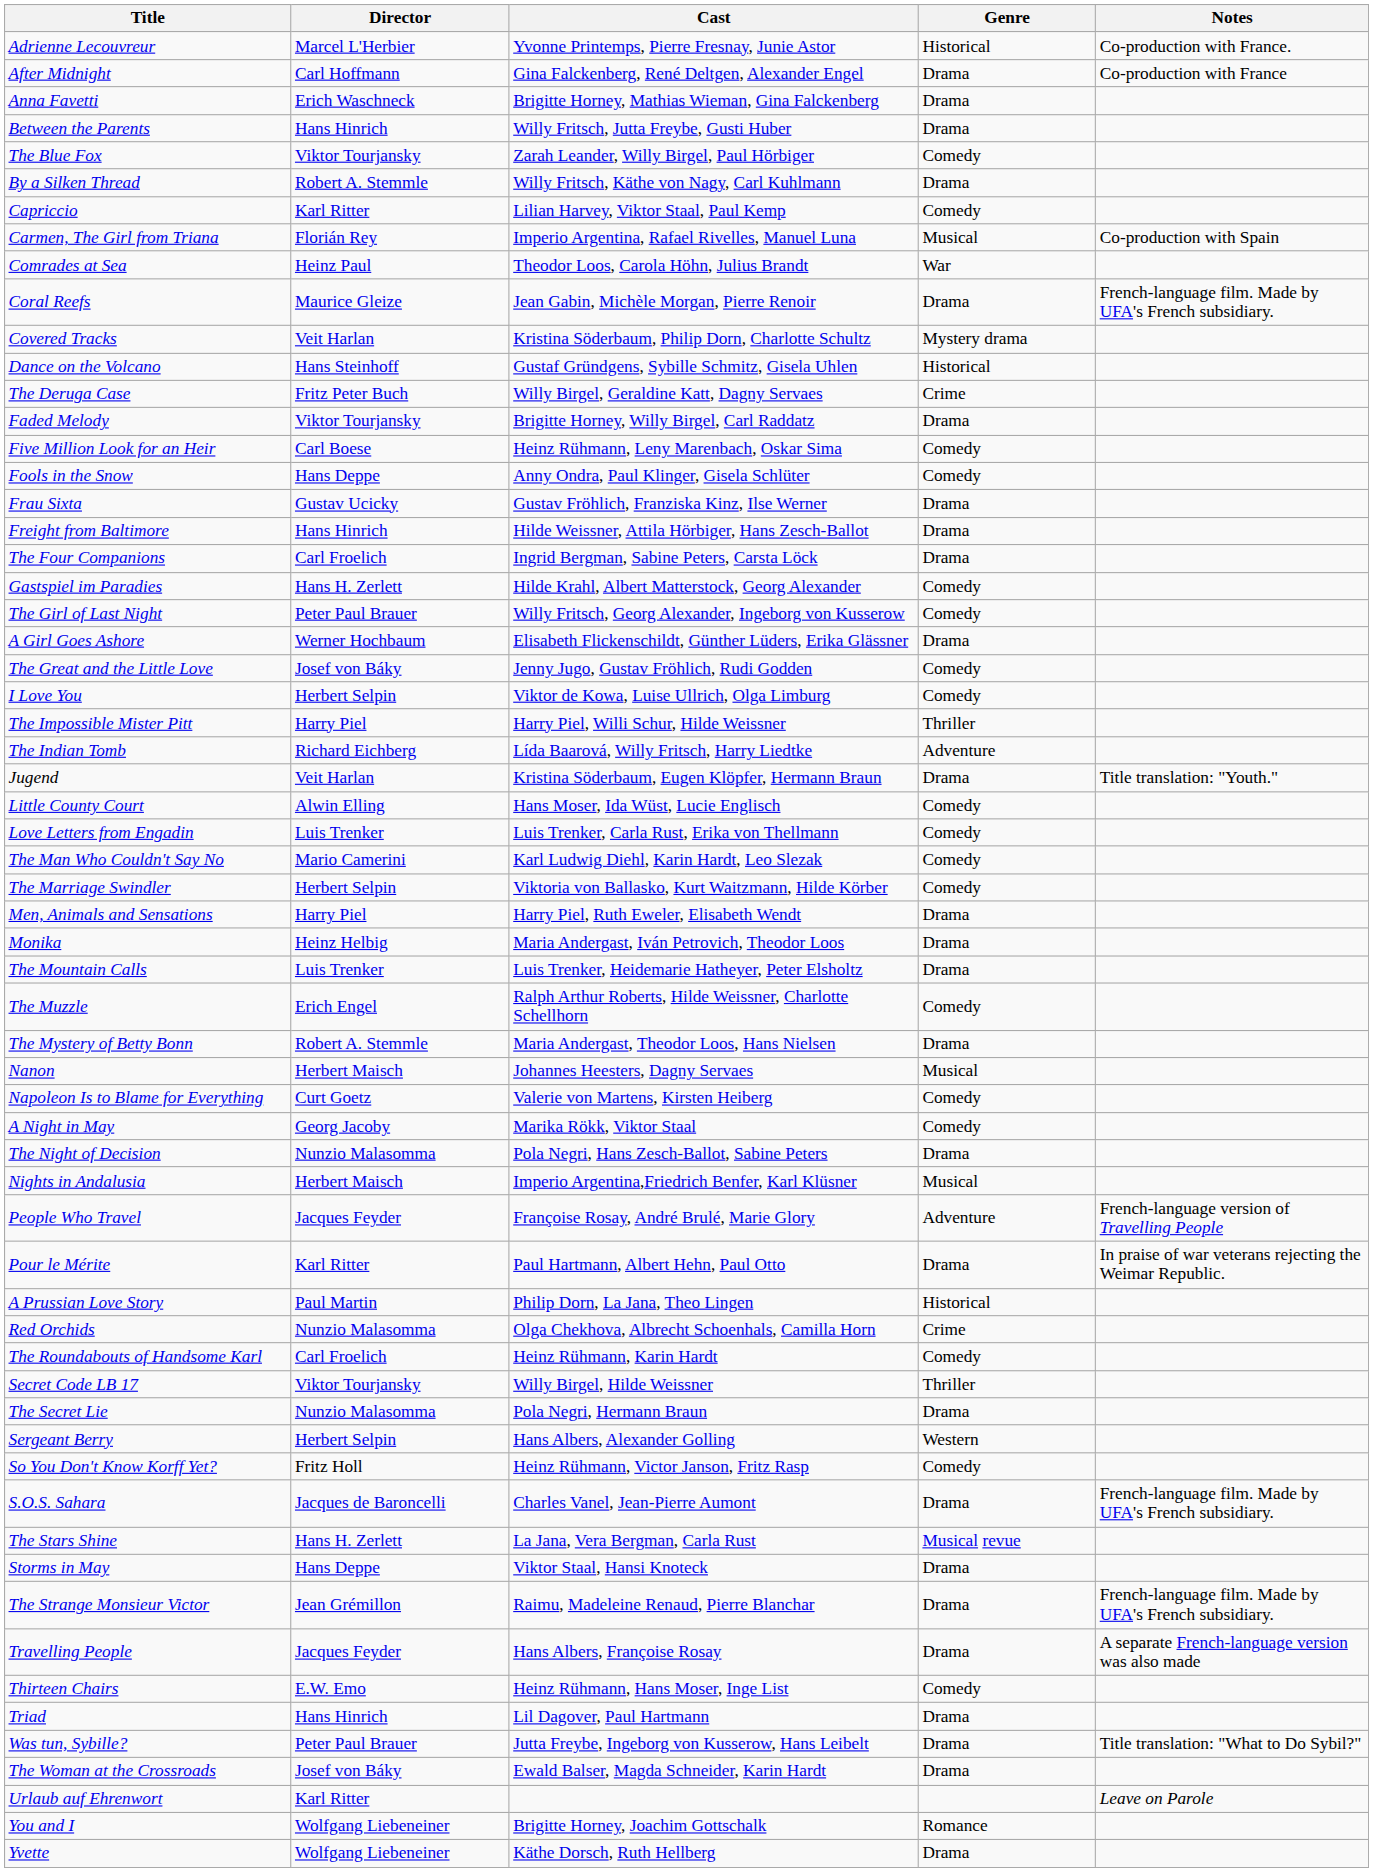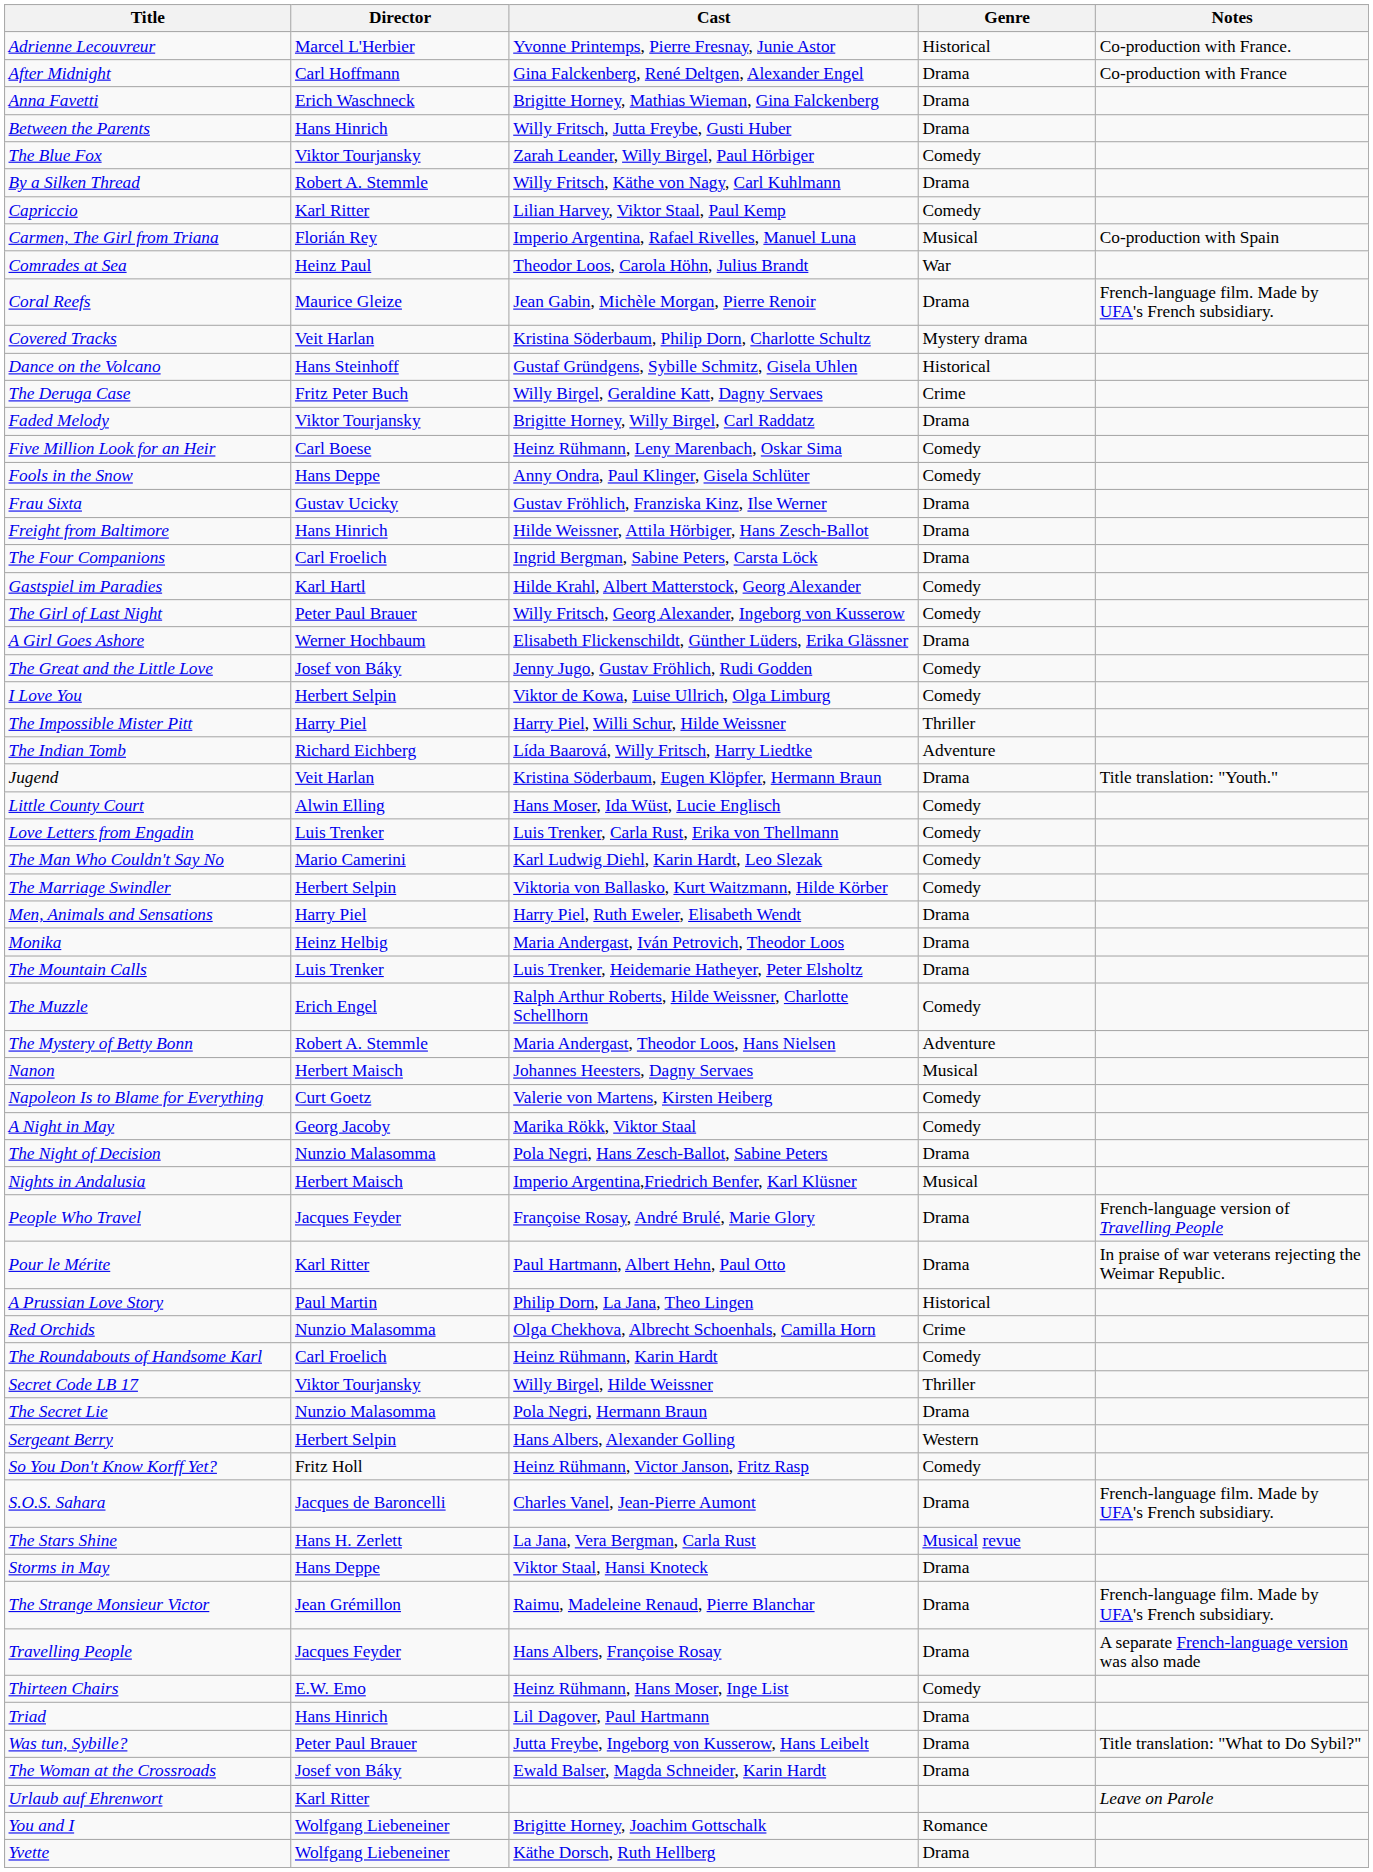(348, 585) Hans H. Zerlett -> (330, 585) Karl Hartl
(946, 1043) Drama -> (959, 1043) Adventure
(959, 1217) Adventure -> (946, 1217) Drama
